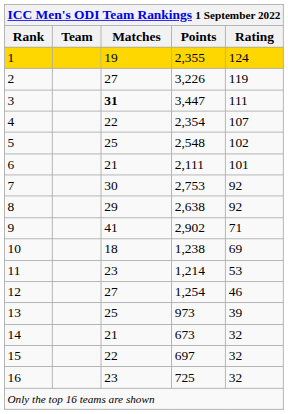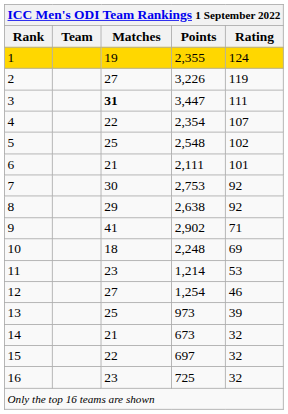(190, 249) 1,238 -> (190, 249) 2,248
